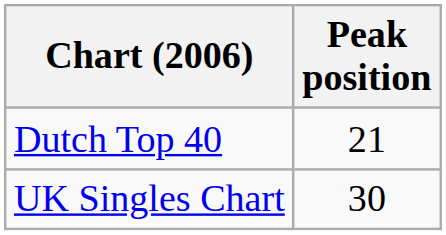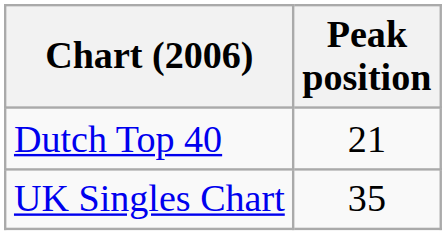(367, 198) 30 -> (367, 198) 35
